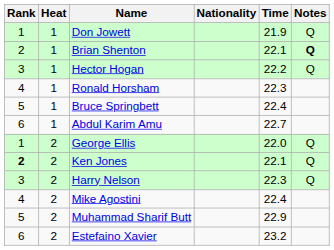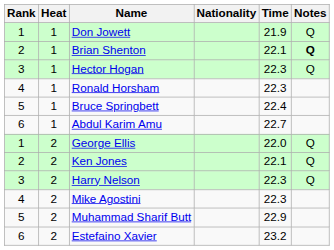(275, 69) 22.2 -> (275, 69) 22.3
(21, 161) bold -> (21, 161) normal
(275, 198) 22.4 -> (275, 198) 22.3
